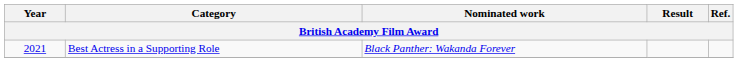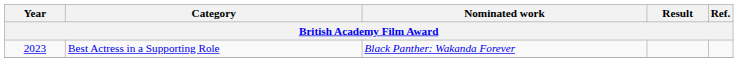(35, 48) 2021 -> (35, 48) 2023
